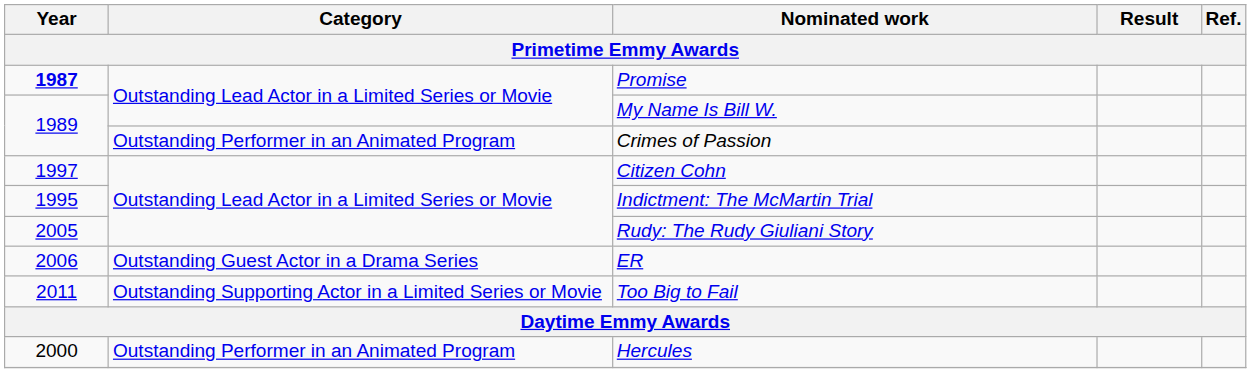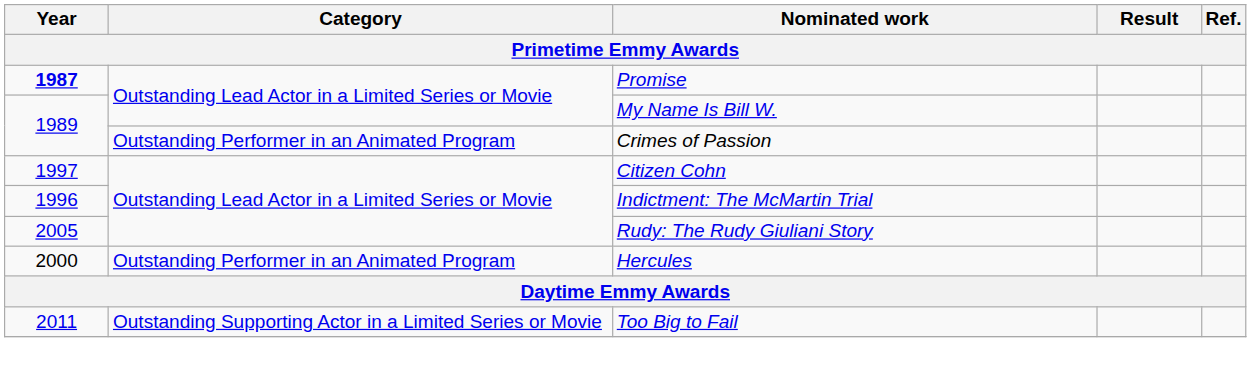(57, 200) 1995 -> (57, 200) 1996
- row: (630, 261)
rows swapped: (677, 291) <-> (654, 351)
